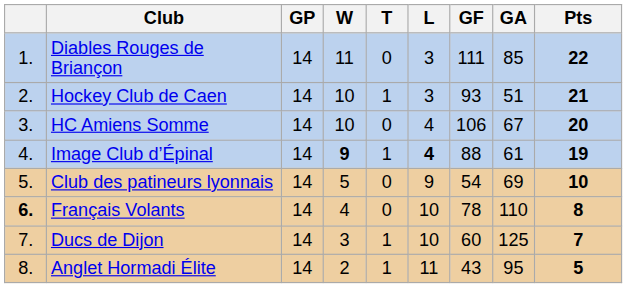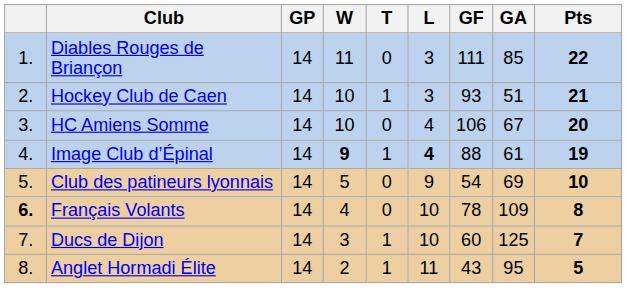(513, 211) 110 -> (513, 211) 109
